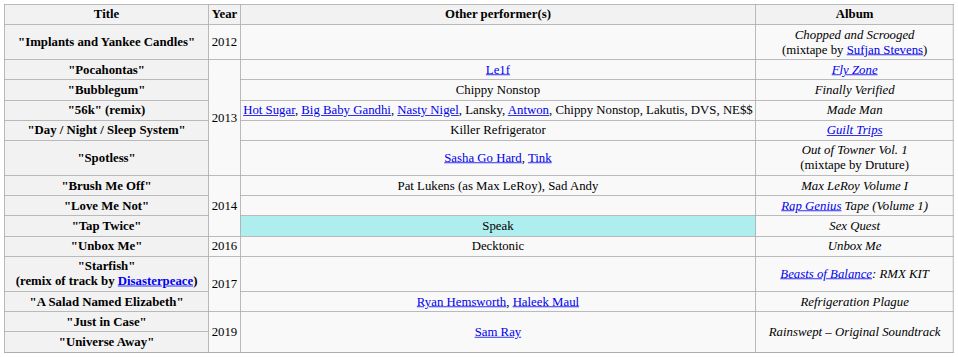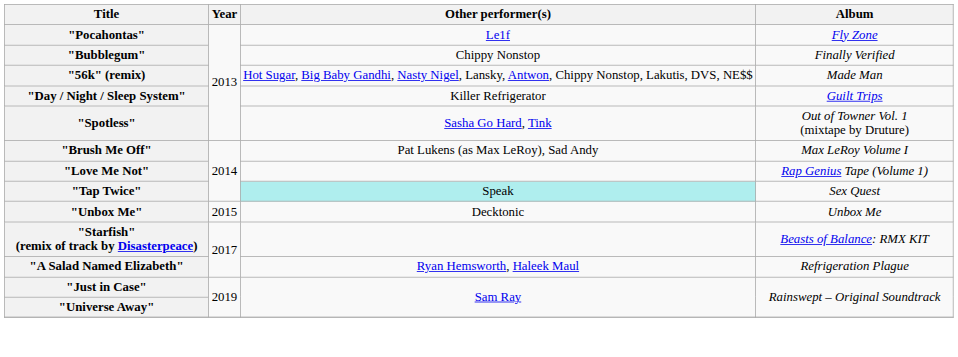- row: (107, 42)
(224, 246) 2016 -> (224, 211) 2015
